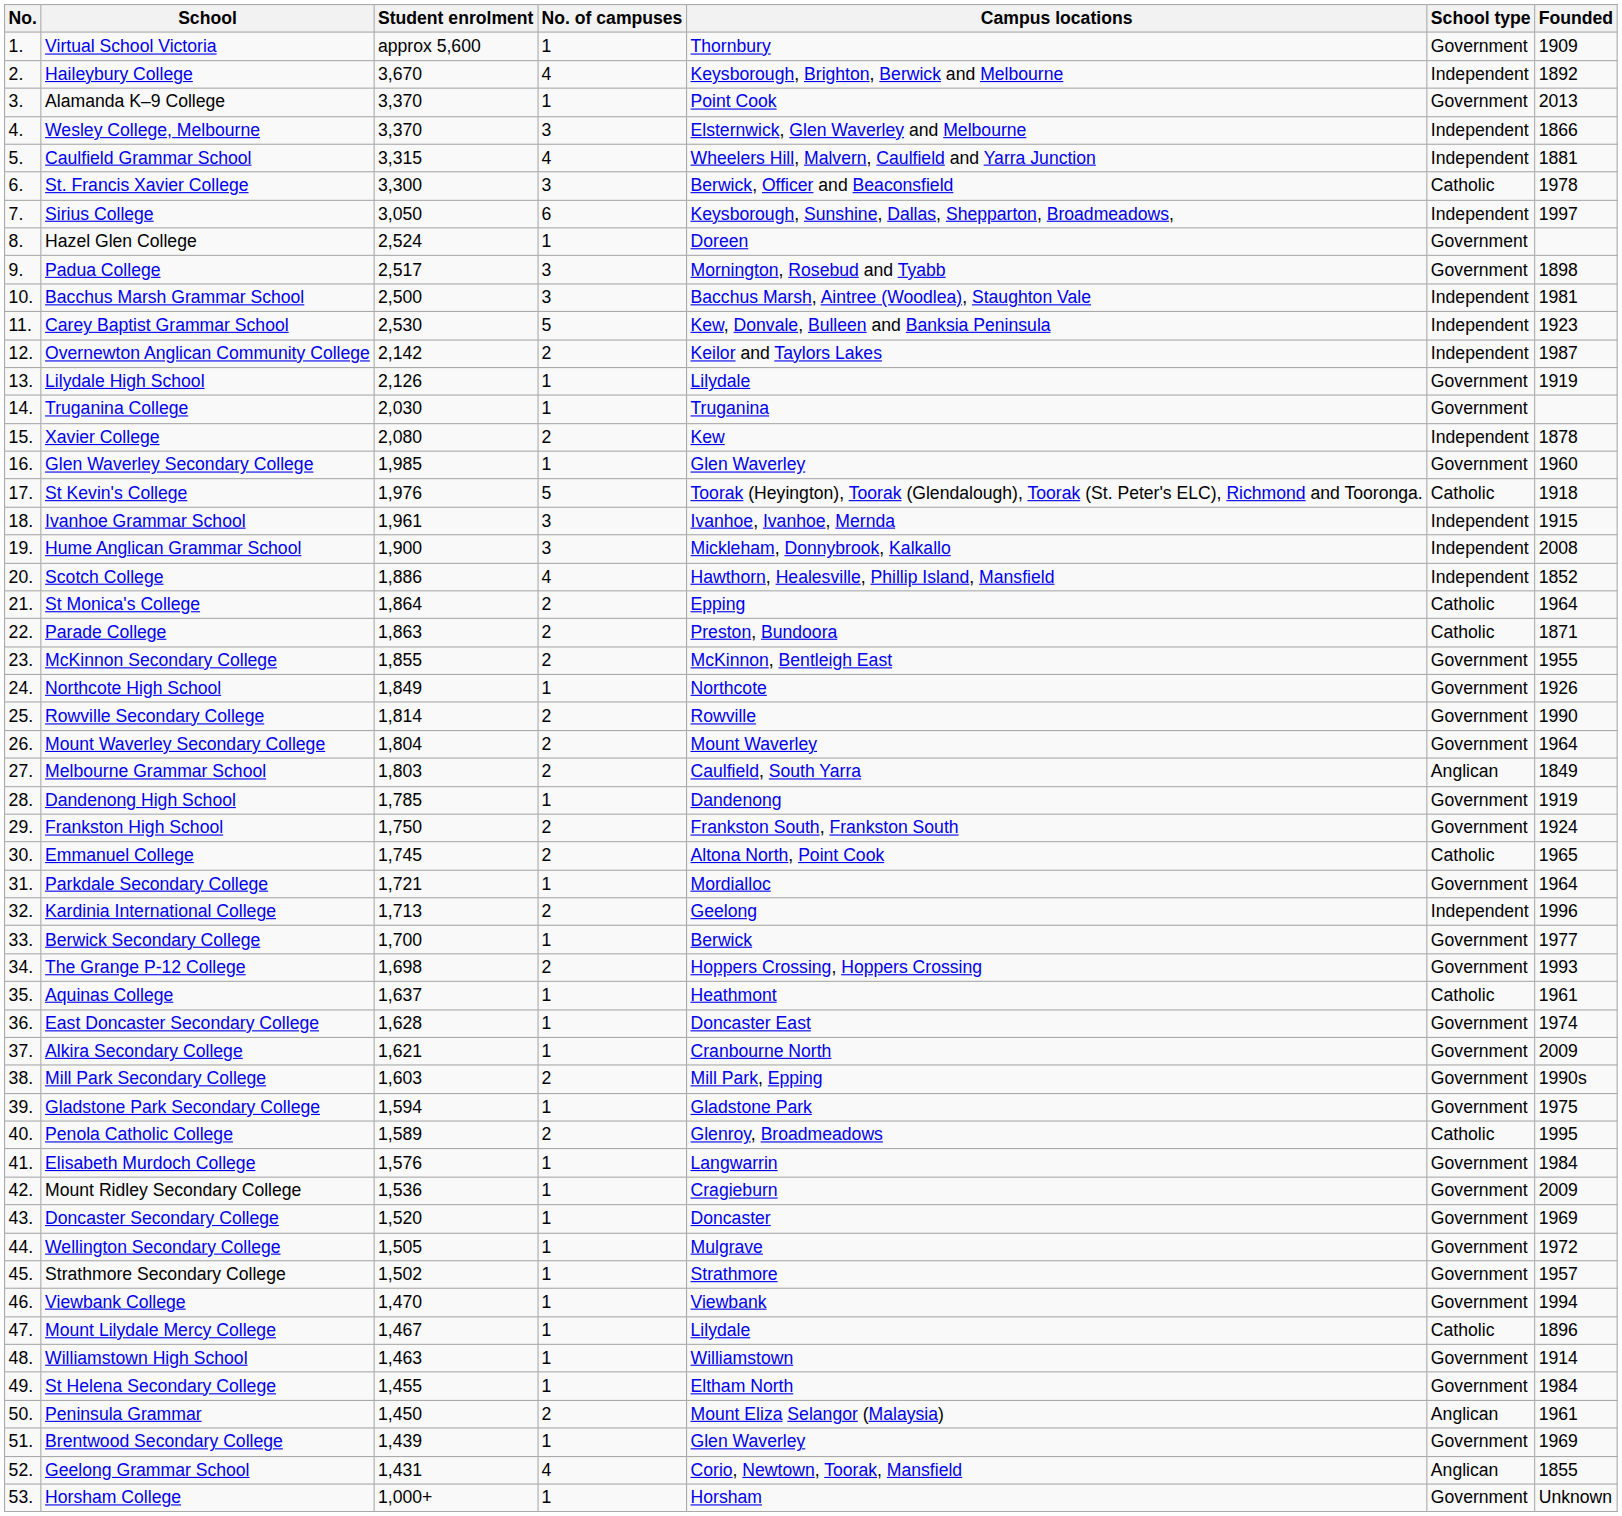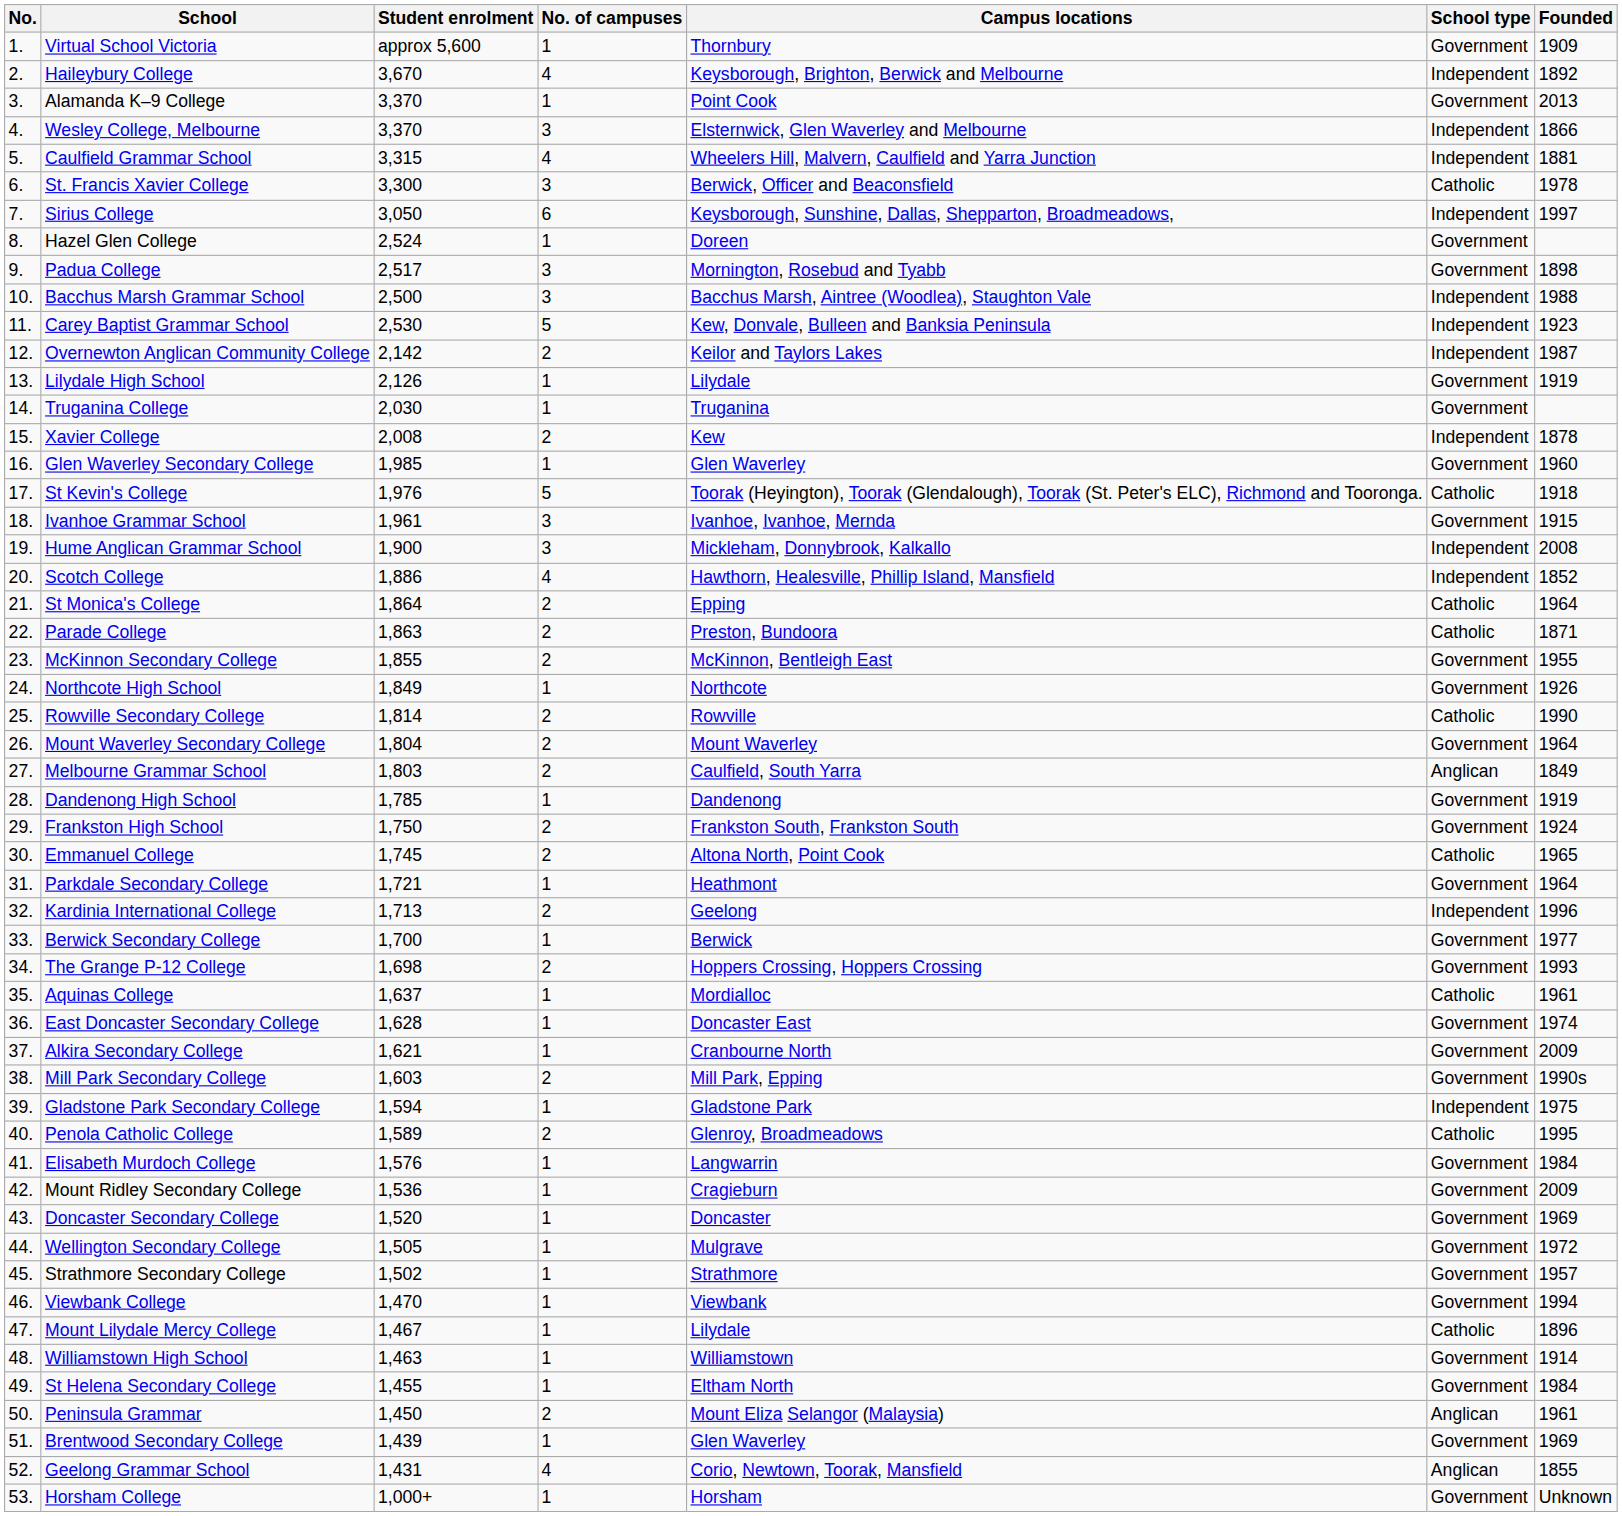(1558, 297) 1981 -> (1558, 297) 1988
(400, 437) 2,080 -> (400, 437) 2,008
(1480, 520) Independent -> (1479, 520) Government
(1479, 716) Government -> (1463, 716) Catholic
(731, 883) Mordialloc -> (734, 883) Heathmont
(734, 995) Heathmont -> (731, 995) Mordialloc
(1479, 1107) Government -> (1480, 1107) Independent
